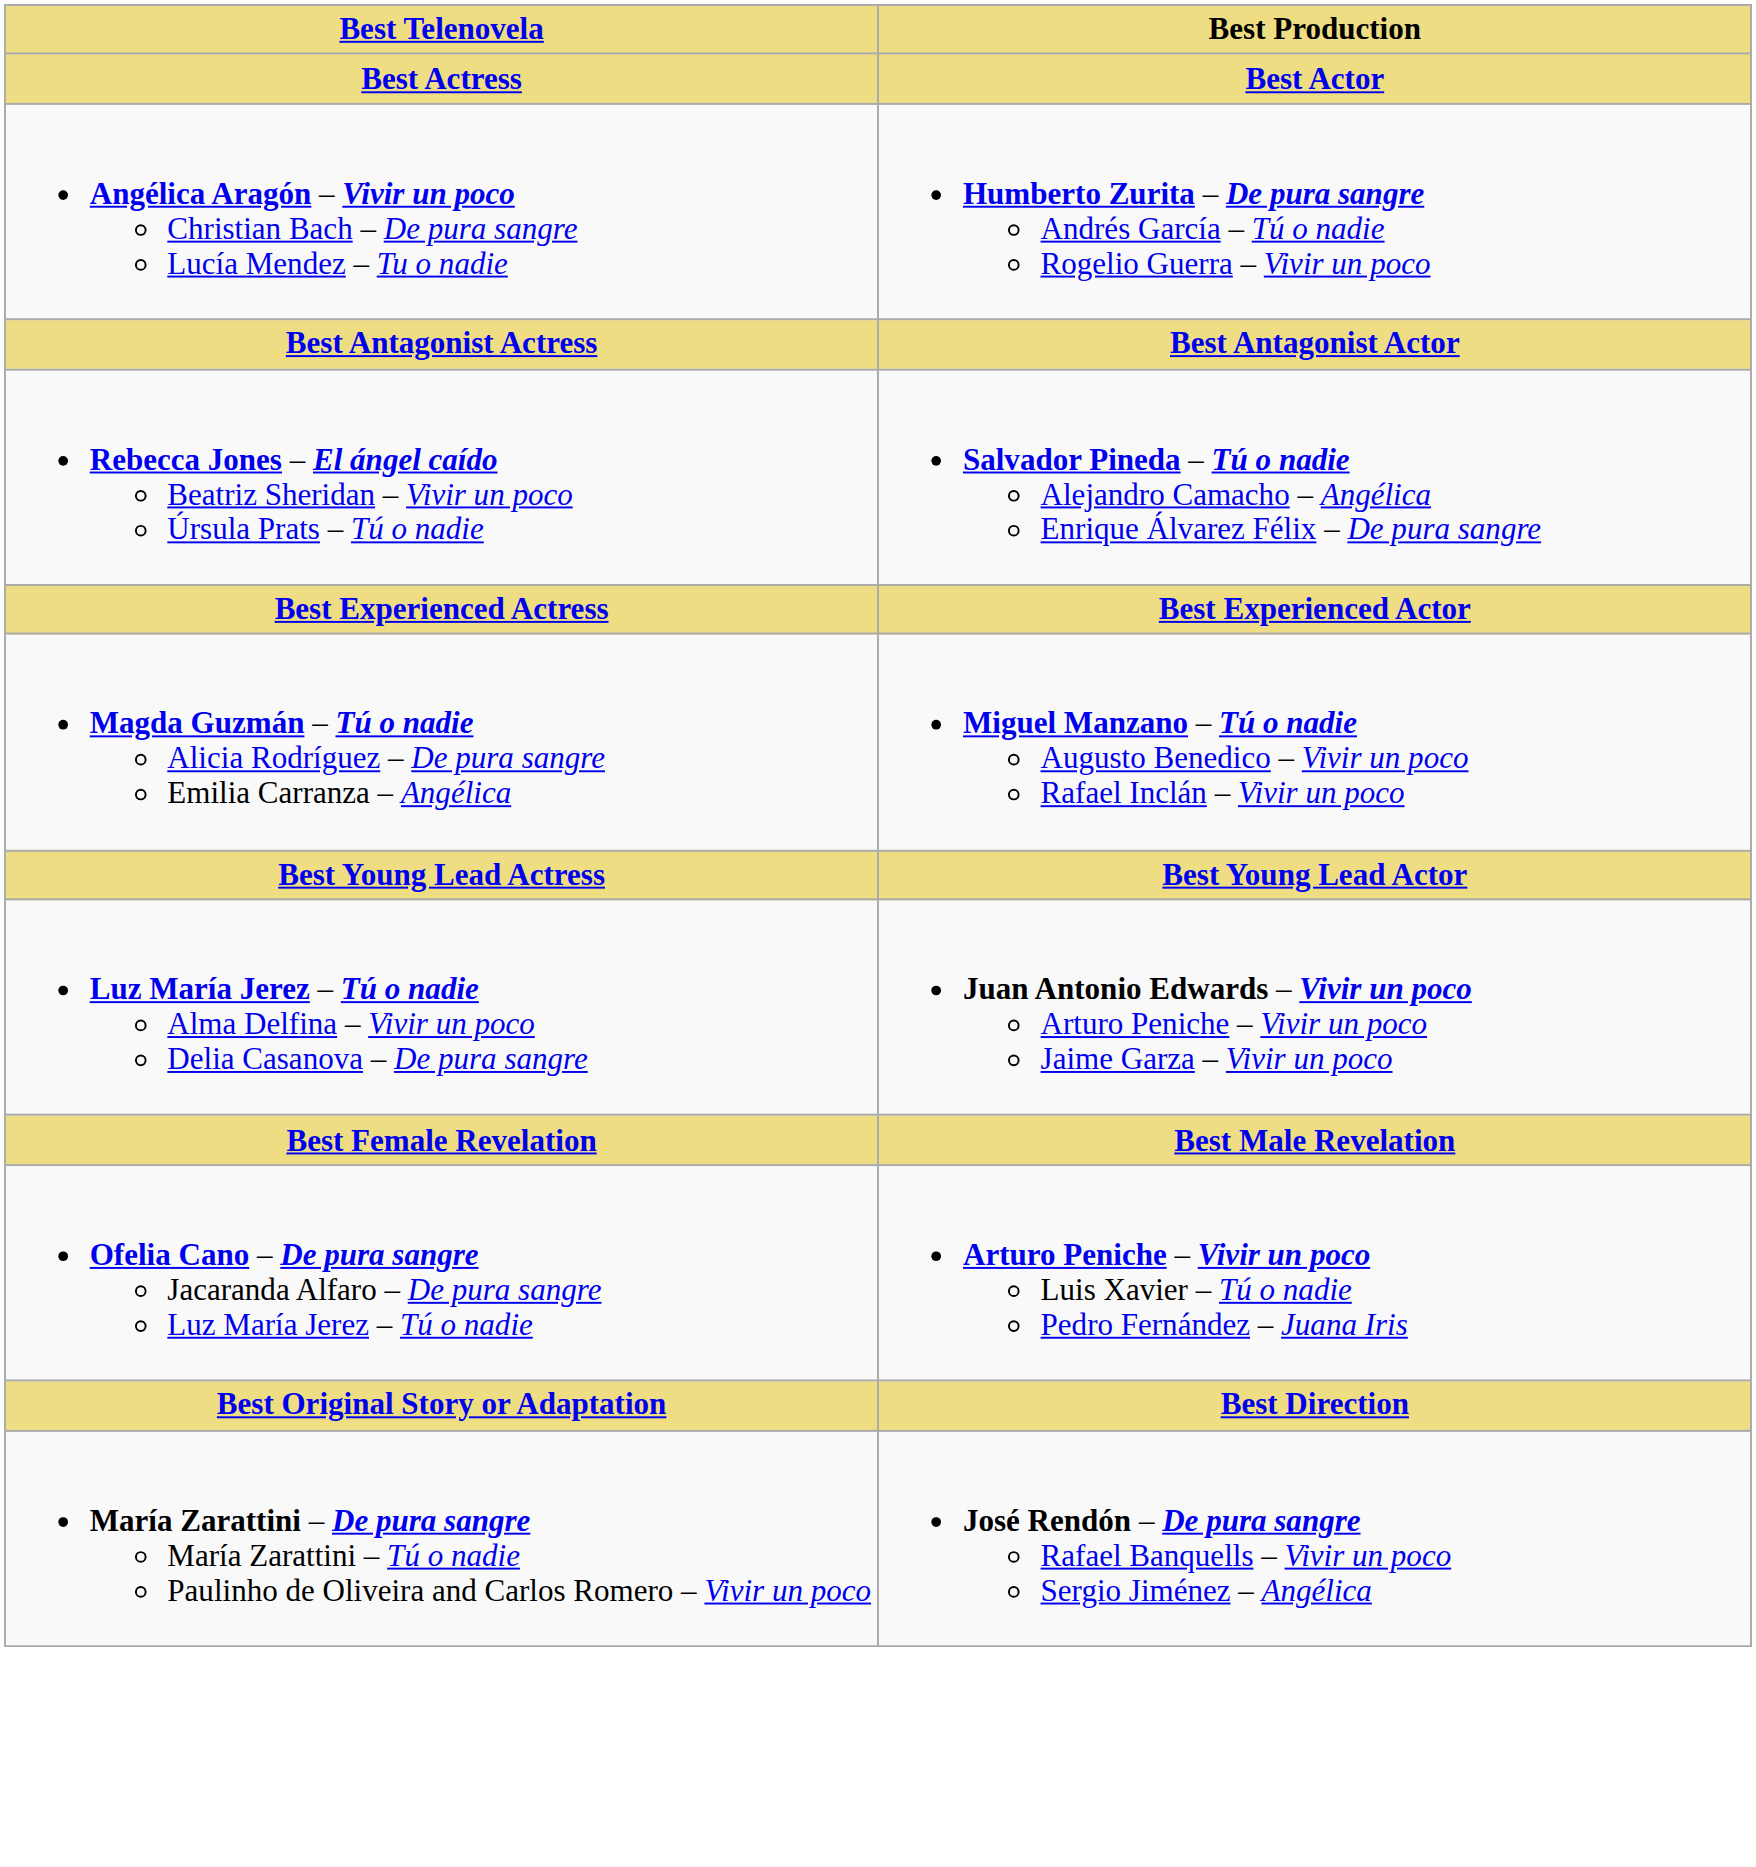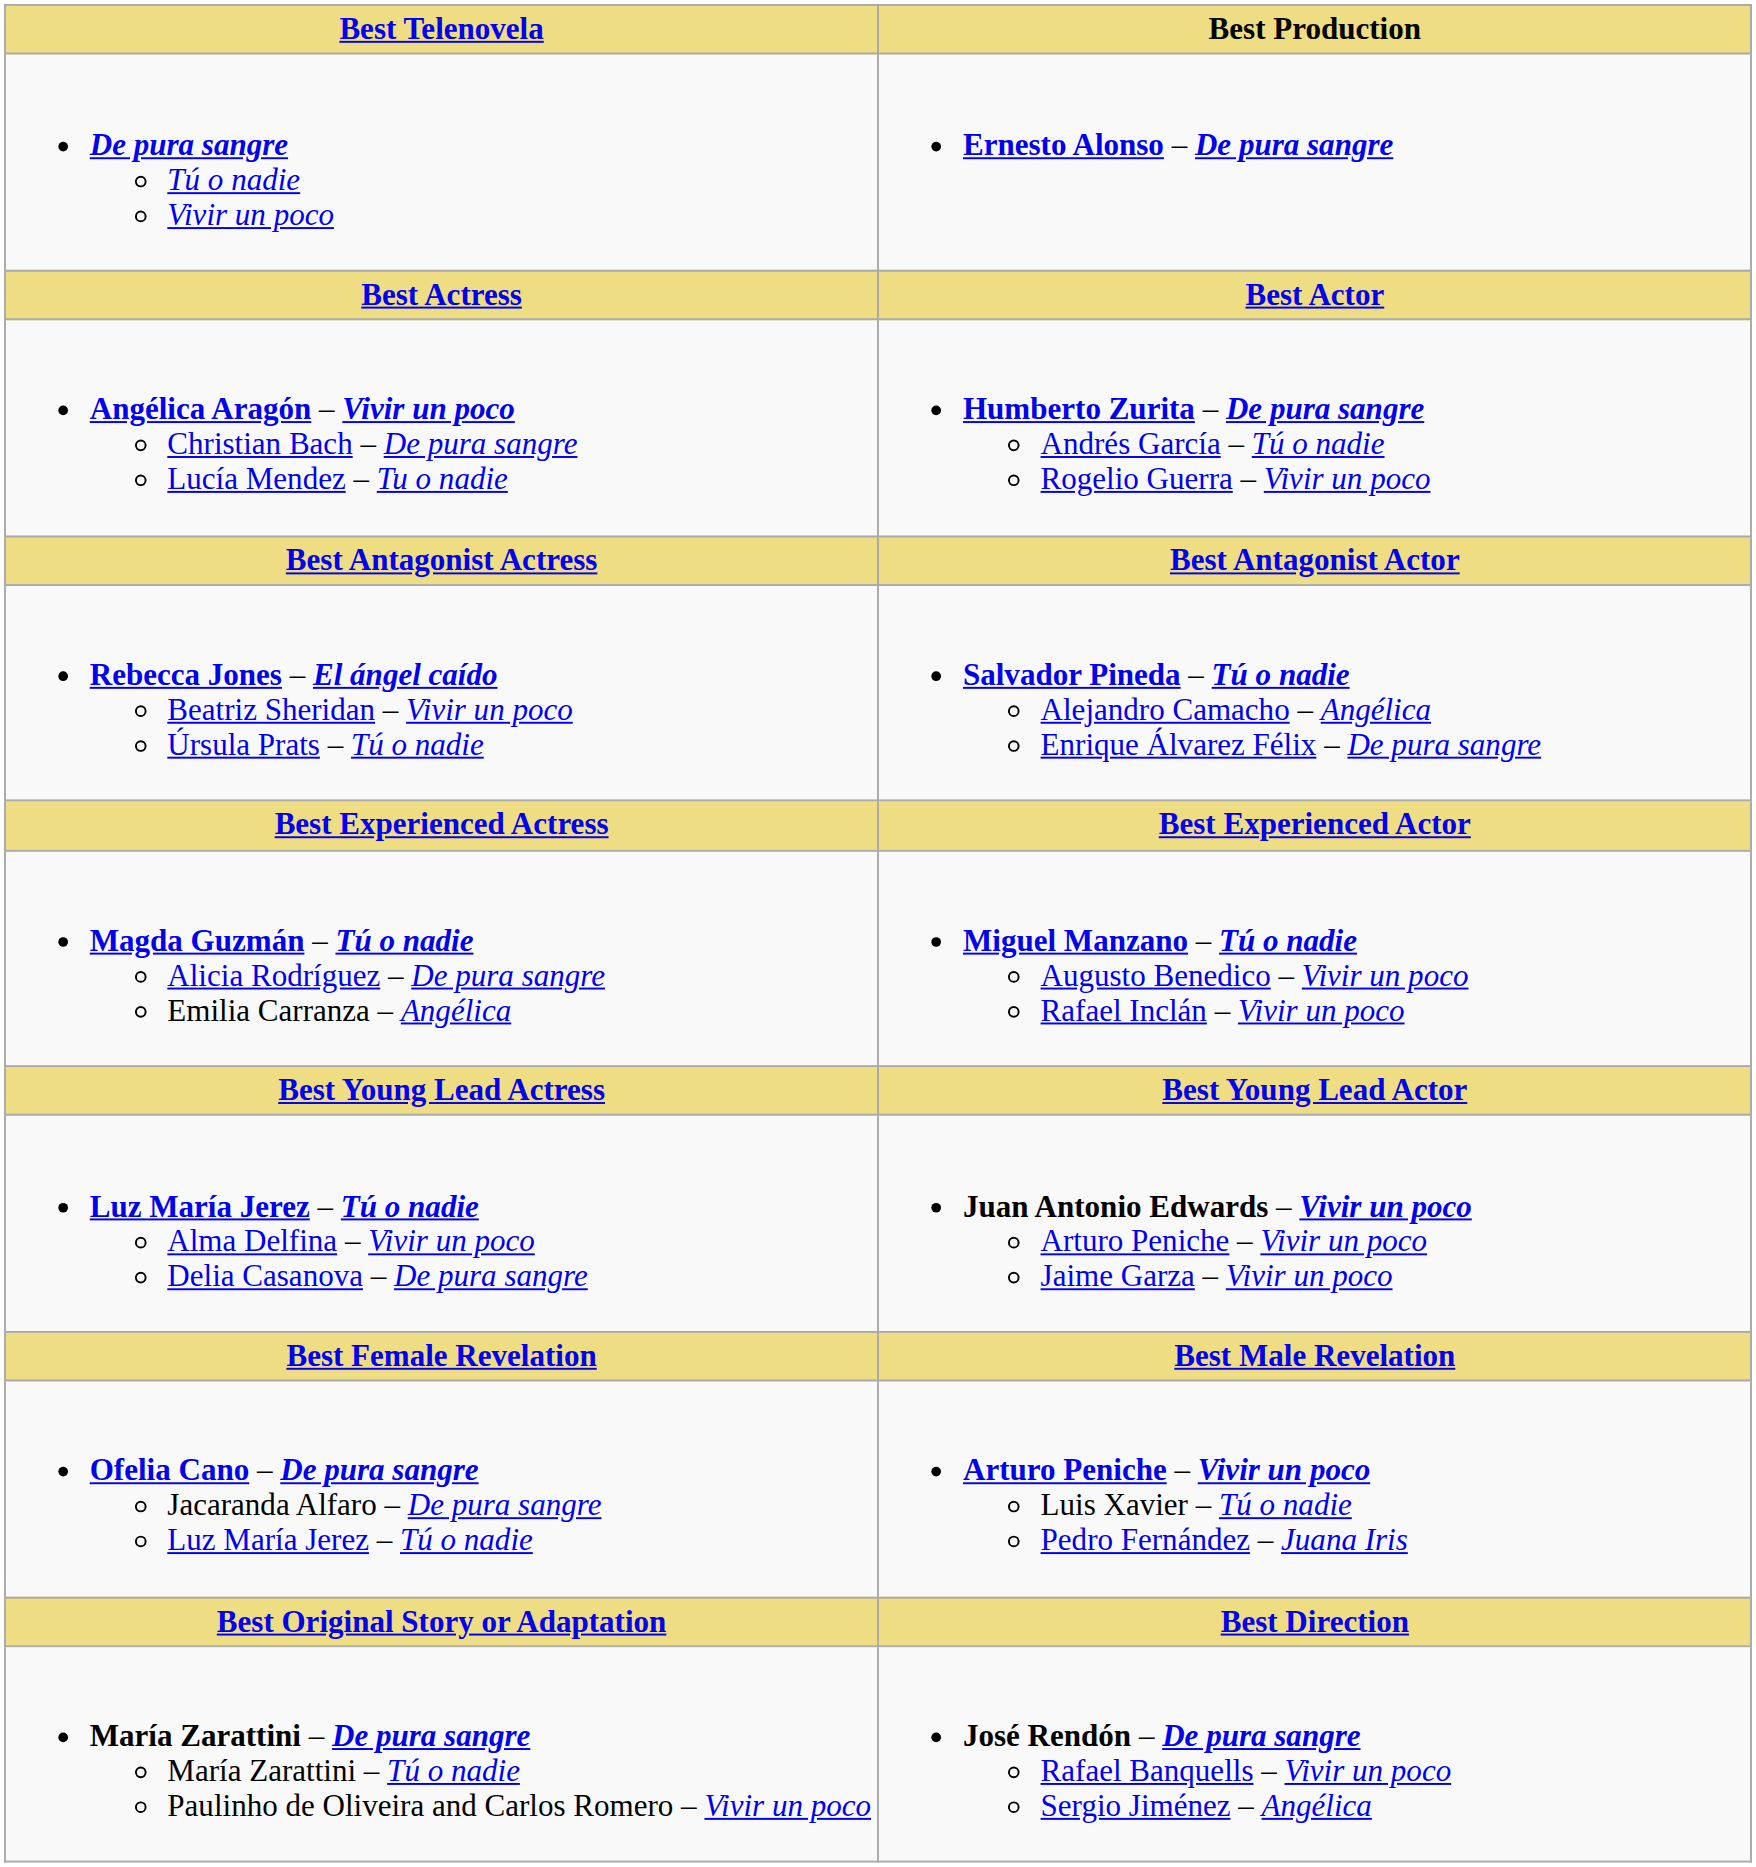+ row: (442, 180)
